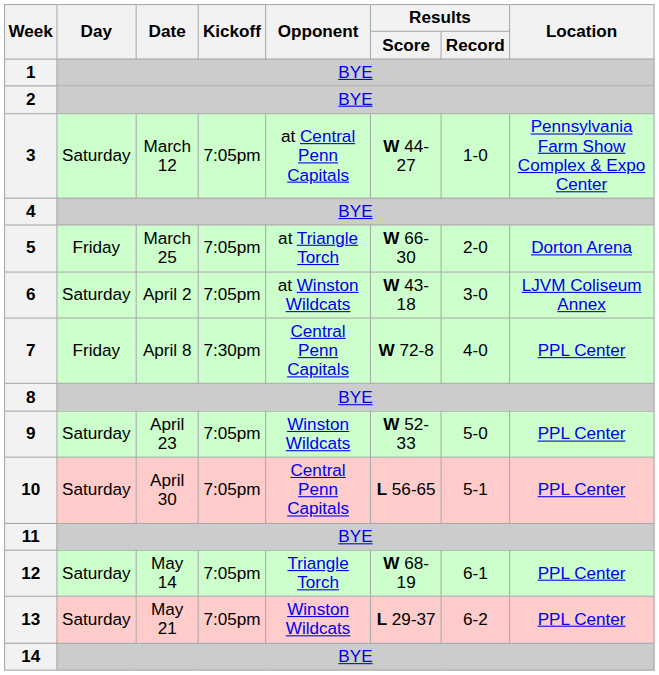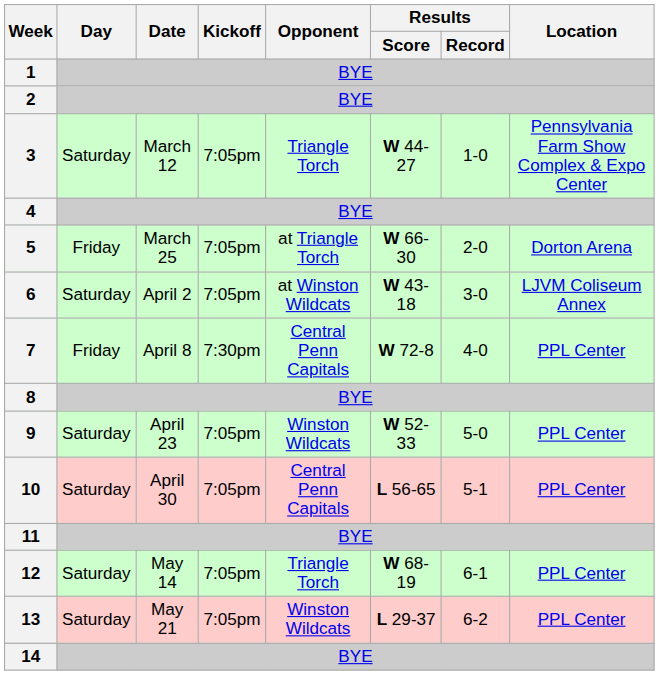(318, 155) at Central Penn Capitals -> (318, 155) Triangle Torch
